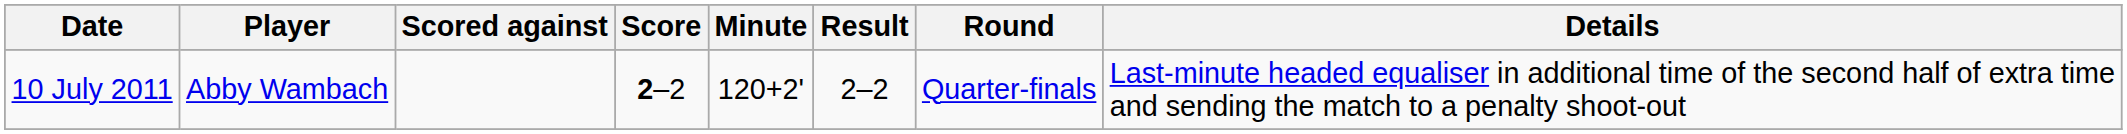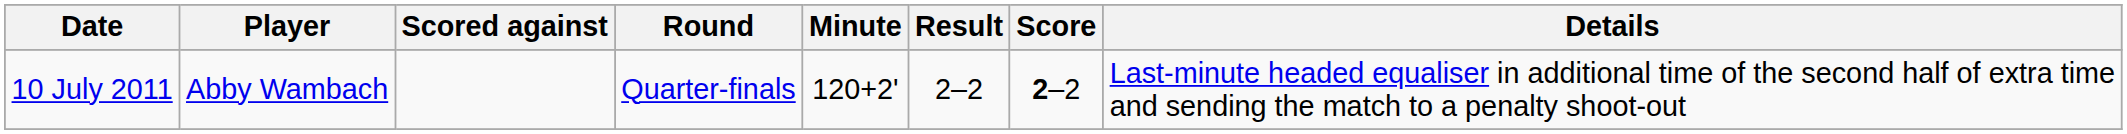columns swapped: (661, 27) <-> (1009, 27)
